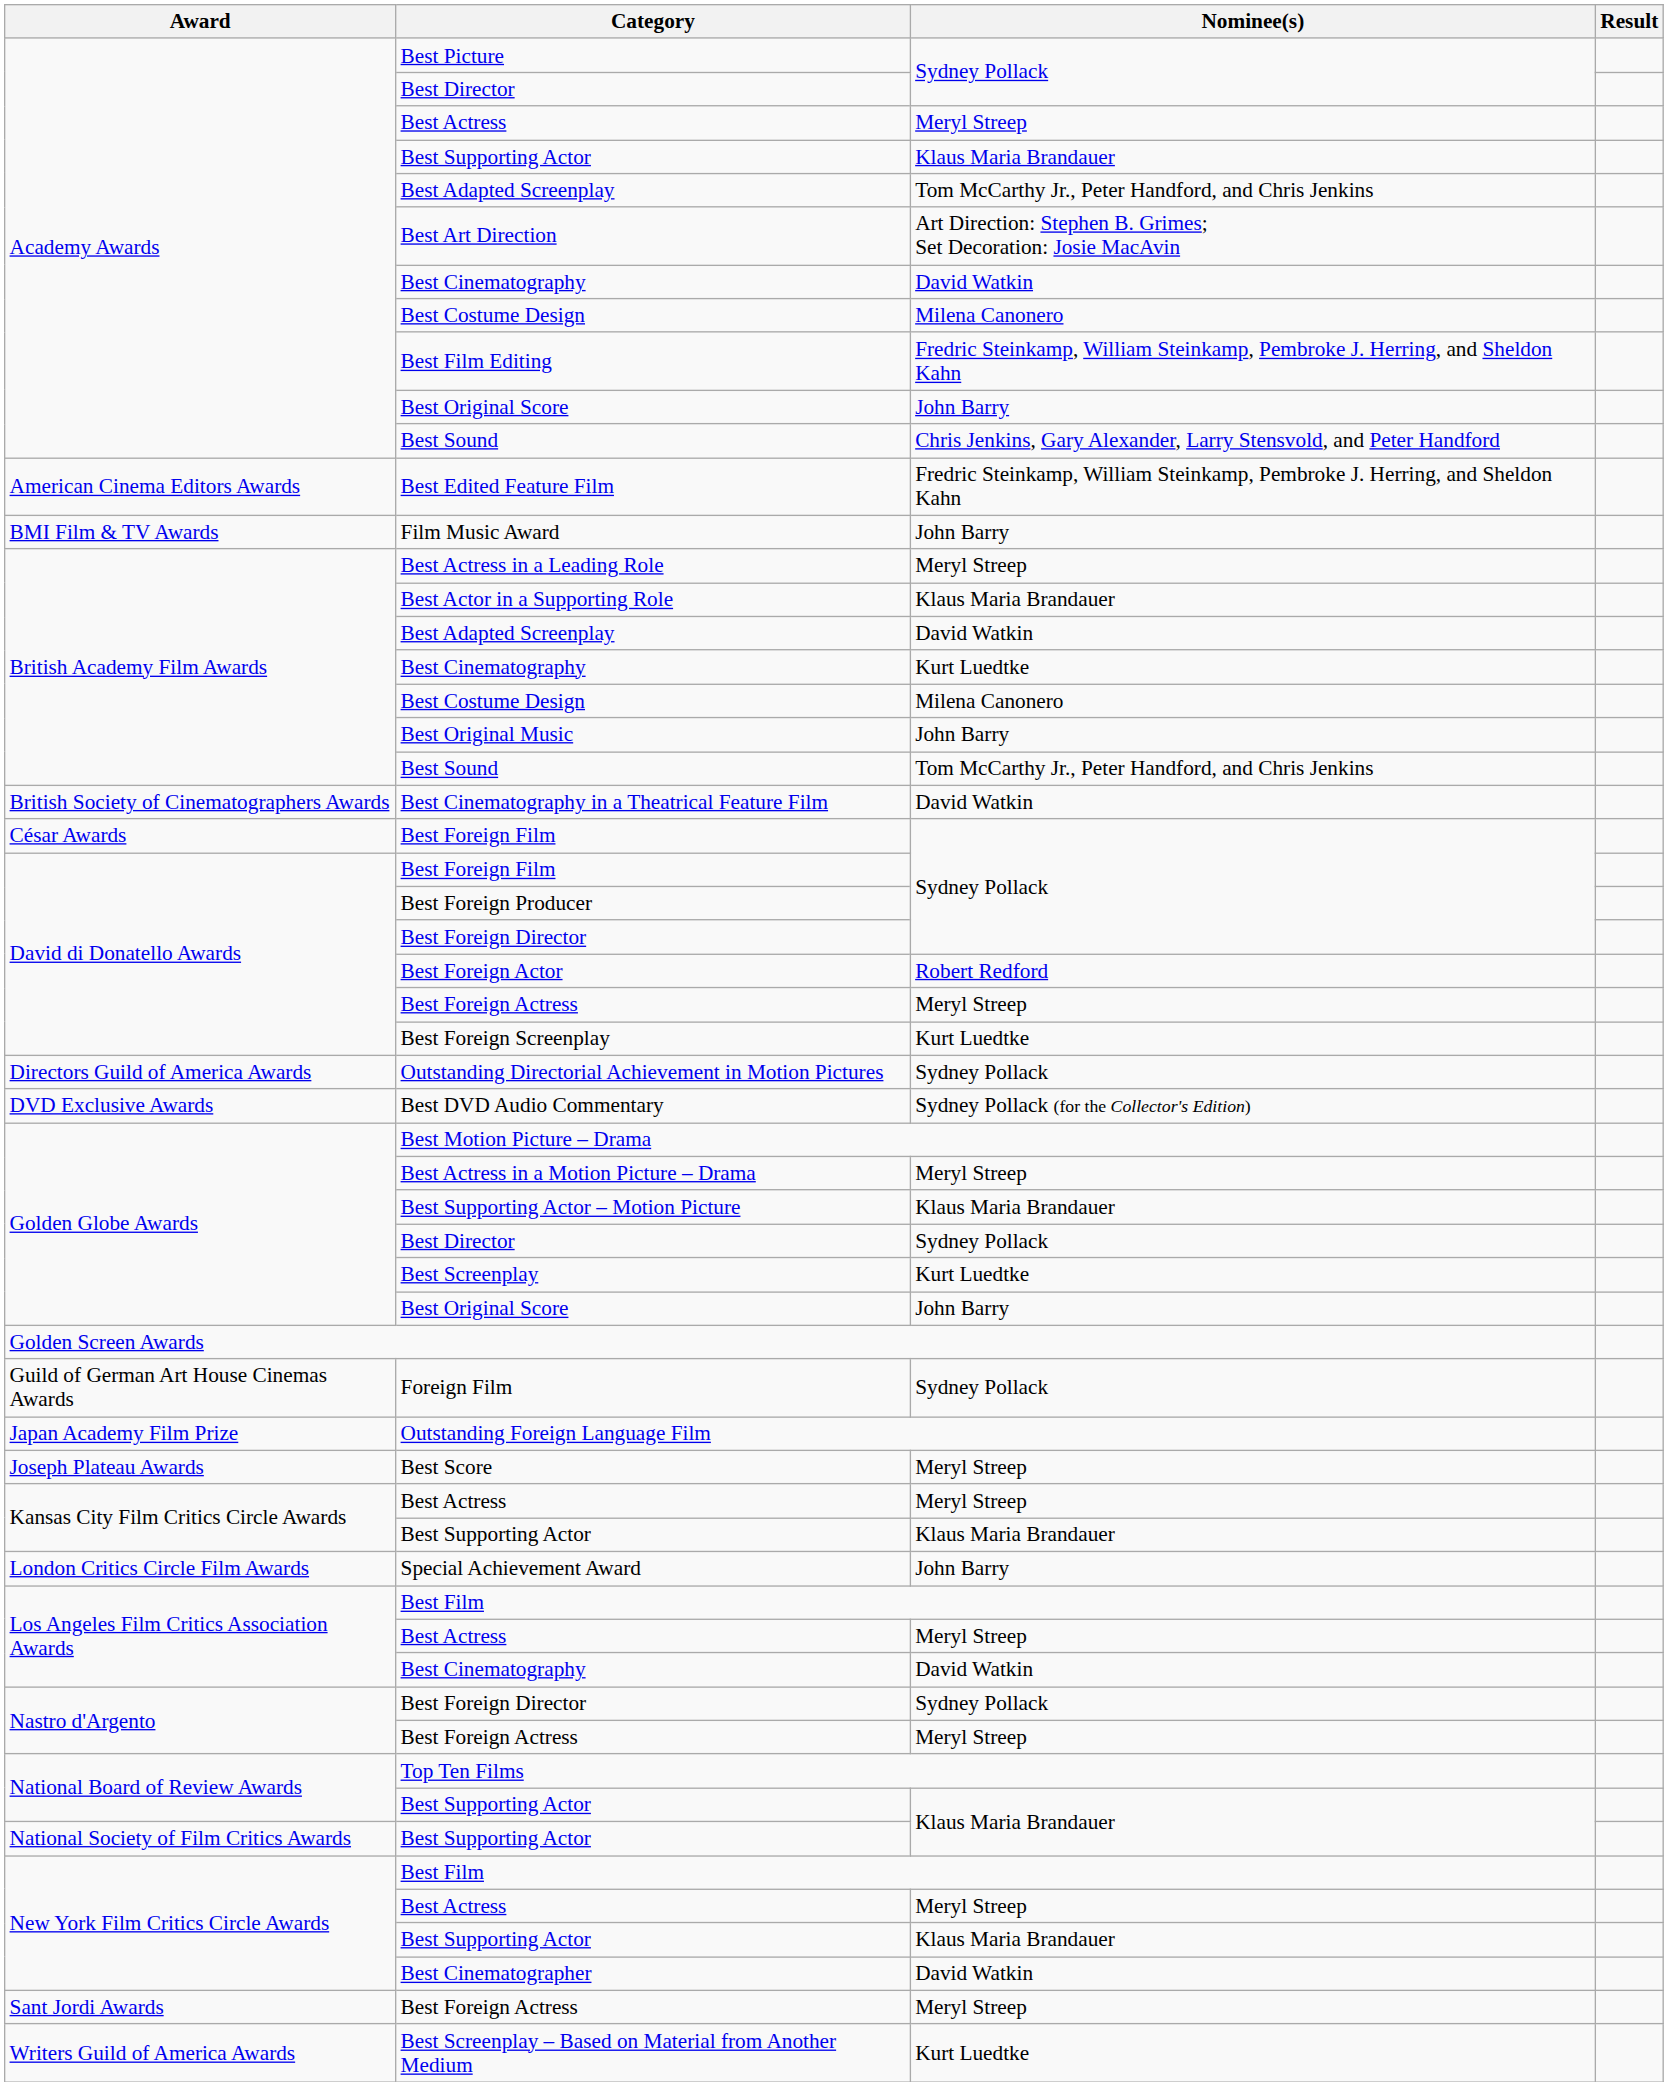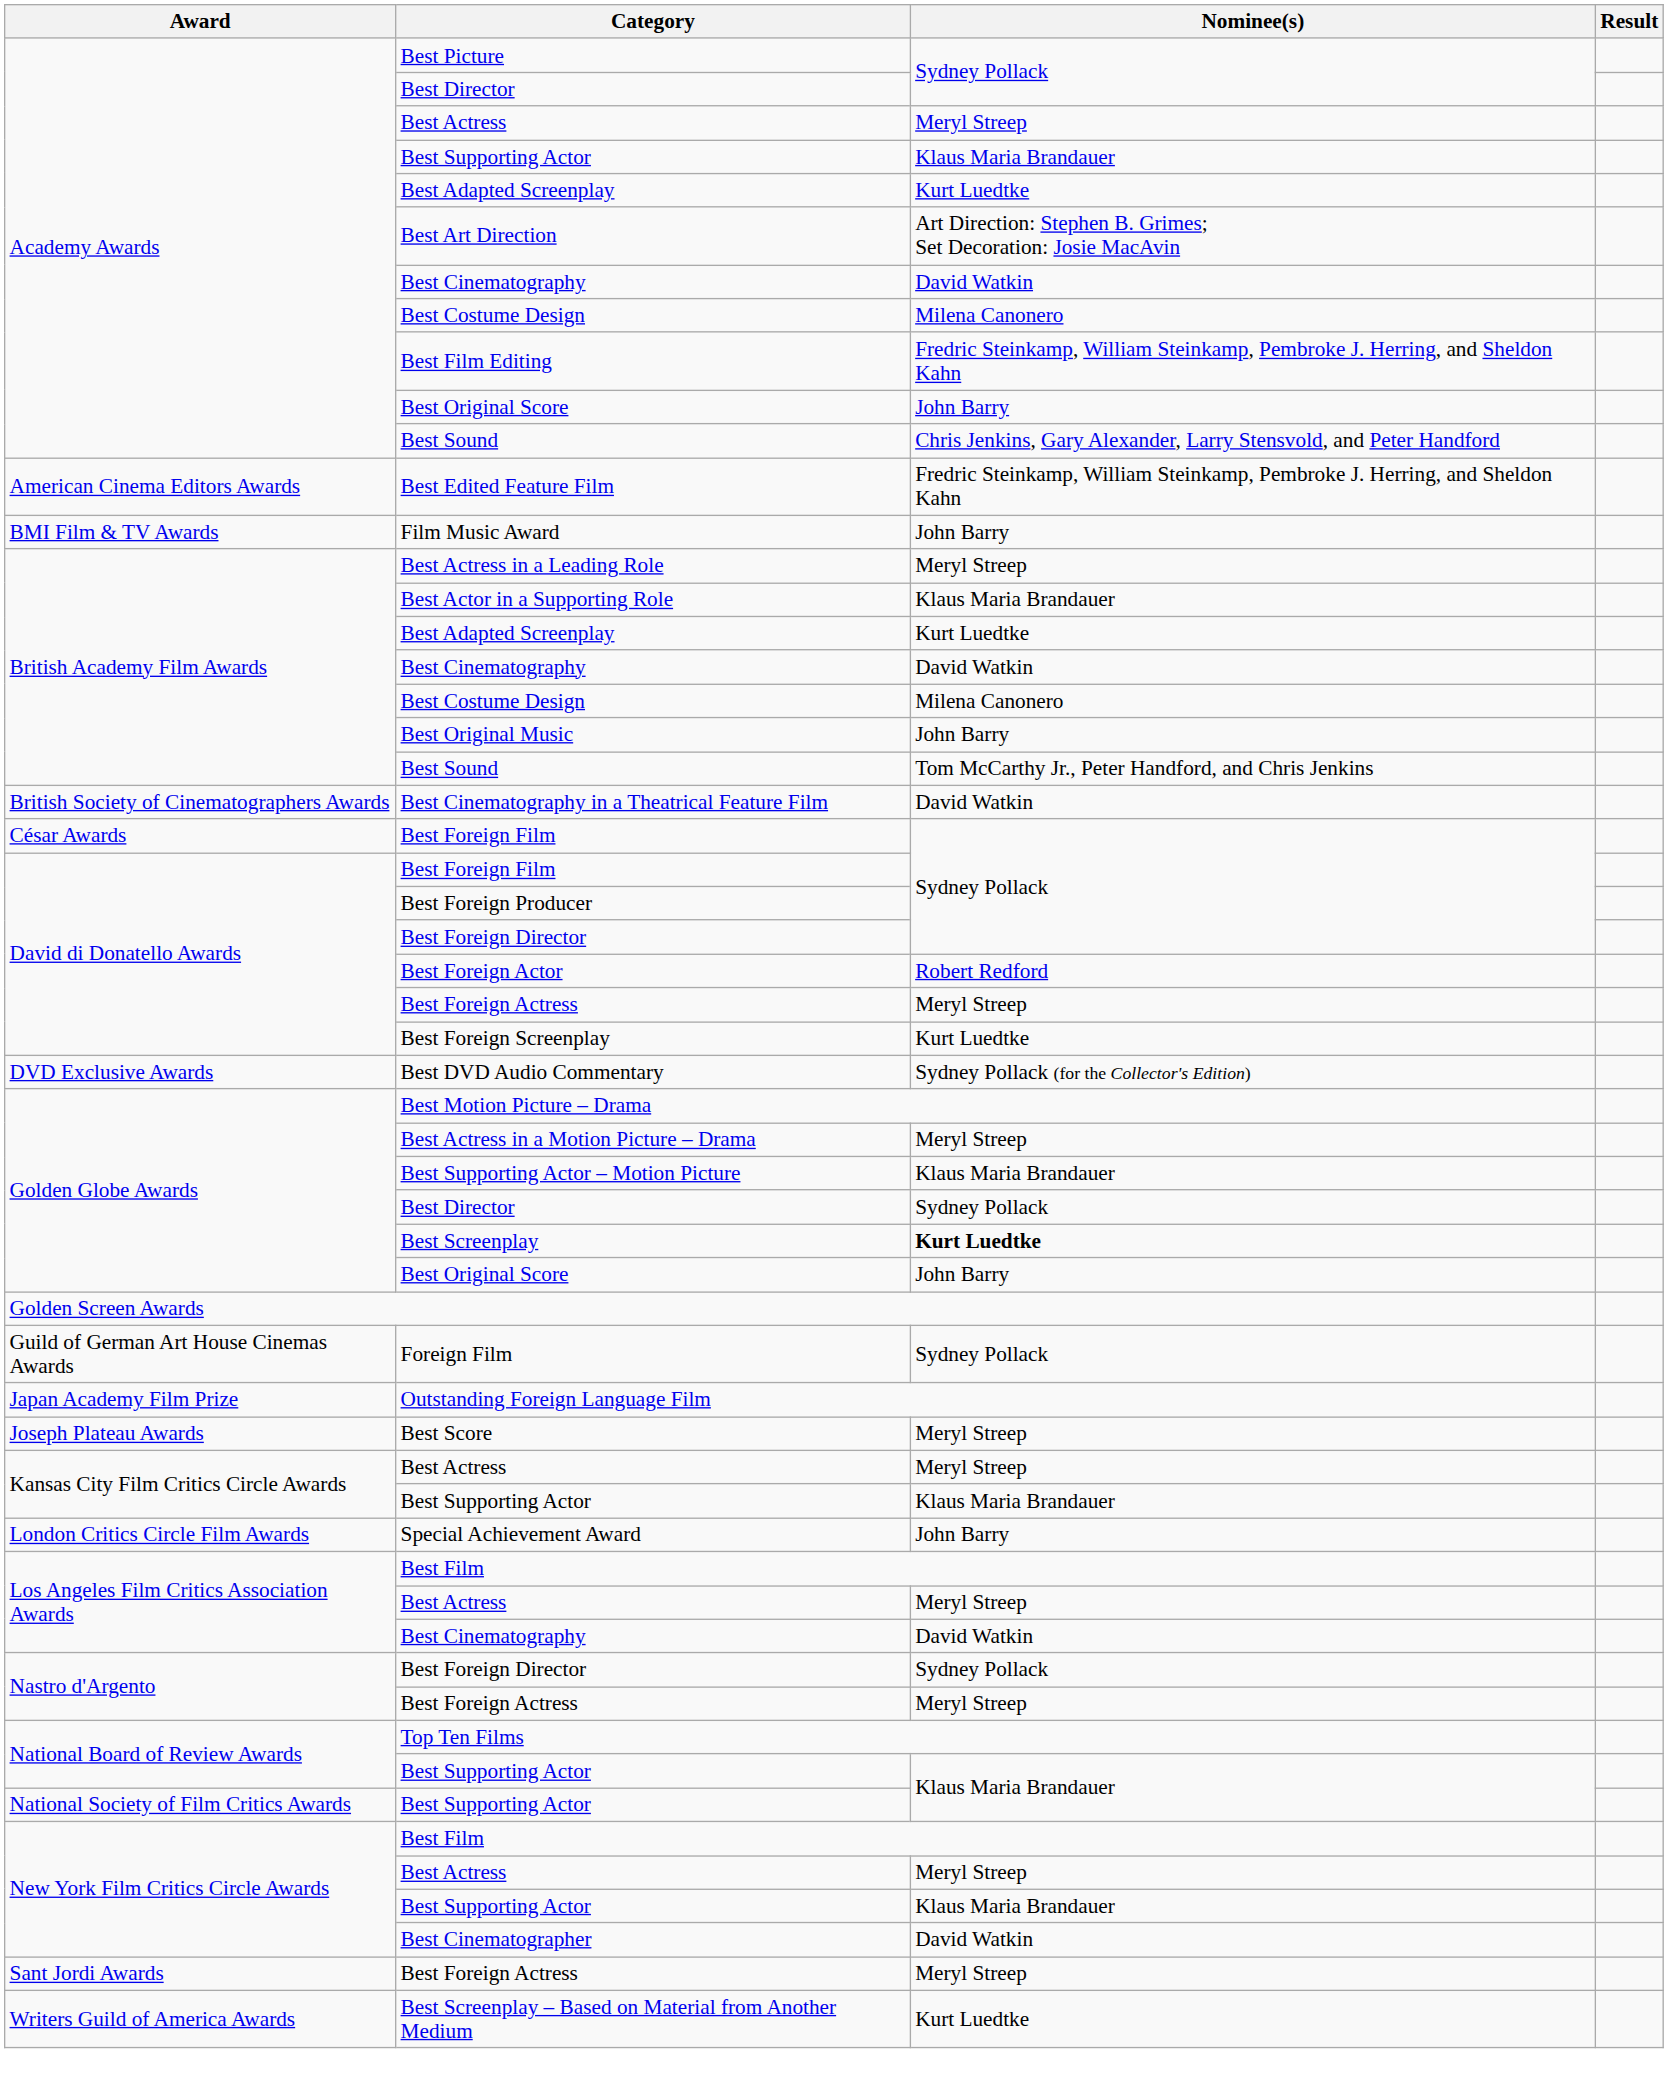(1144, 190) Tom McCarthy Jr., Peter Handford, and Chris Jenkins -> (972, 190) Kurt Luedtke
(974, 633) David Watkin -> (972, 633) Kurt Luedtke
(972, 666) Kurt Luedtke -> (974, 666) David Watkin
- row: (160, 1071)
(972, 1274) normal -> (978, 1240) bold
